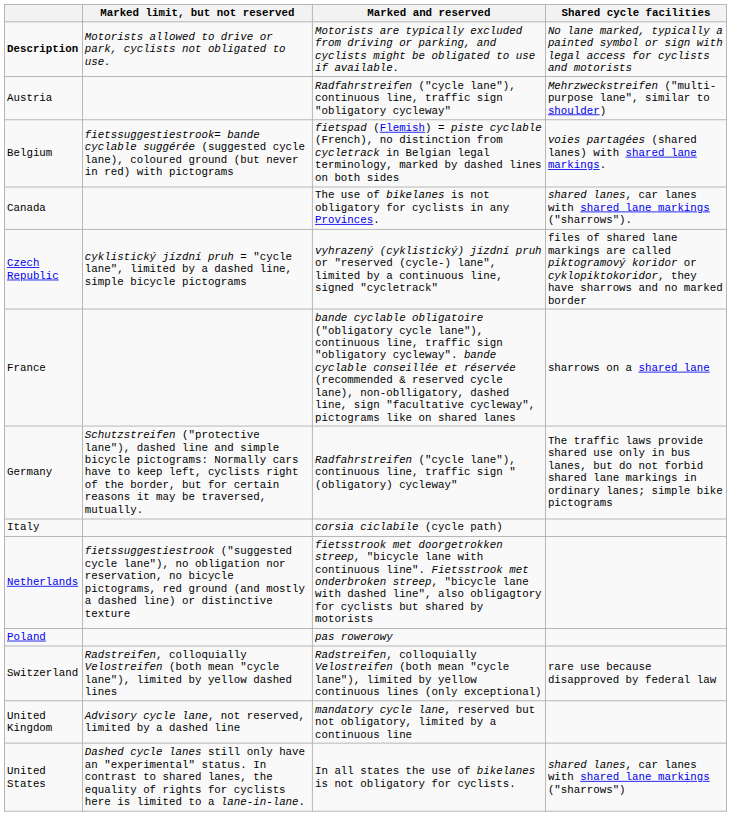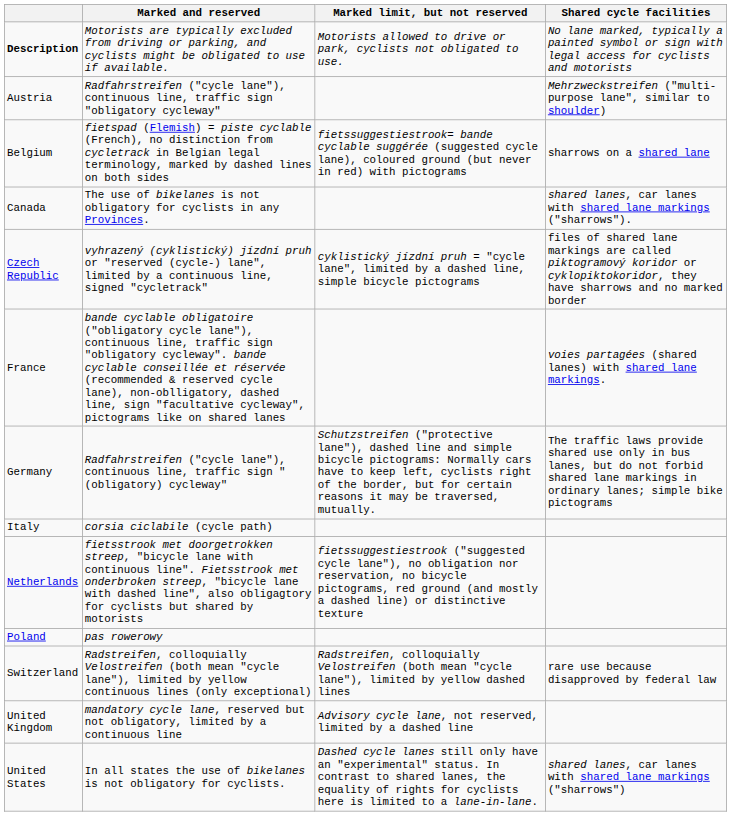columns swapped: (429, 13) <-> (197, 13)
(622, 153) voies partagées (shared lanes) with shared lane markings. -> (629, 153) sharrows on a shared lane
(629, 368) sharrows on a shared lane -> (622, 368) voies partagées (shared lanes) with shared lane markings.
